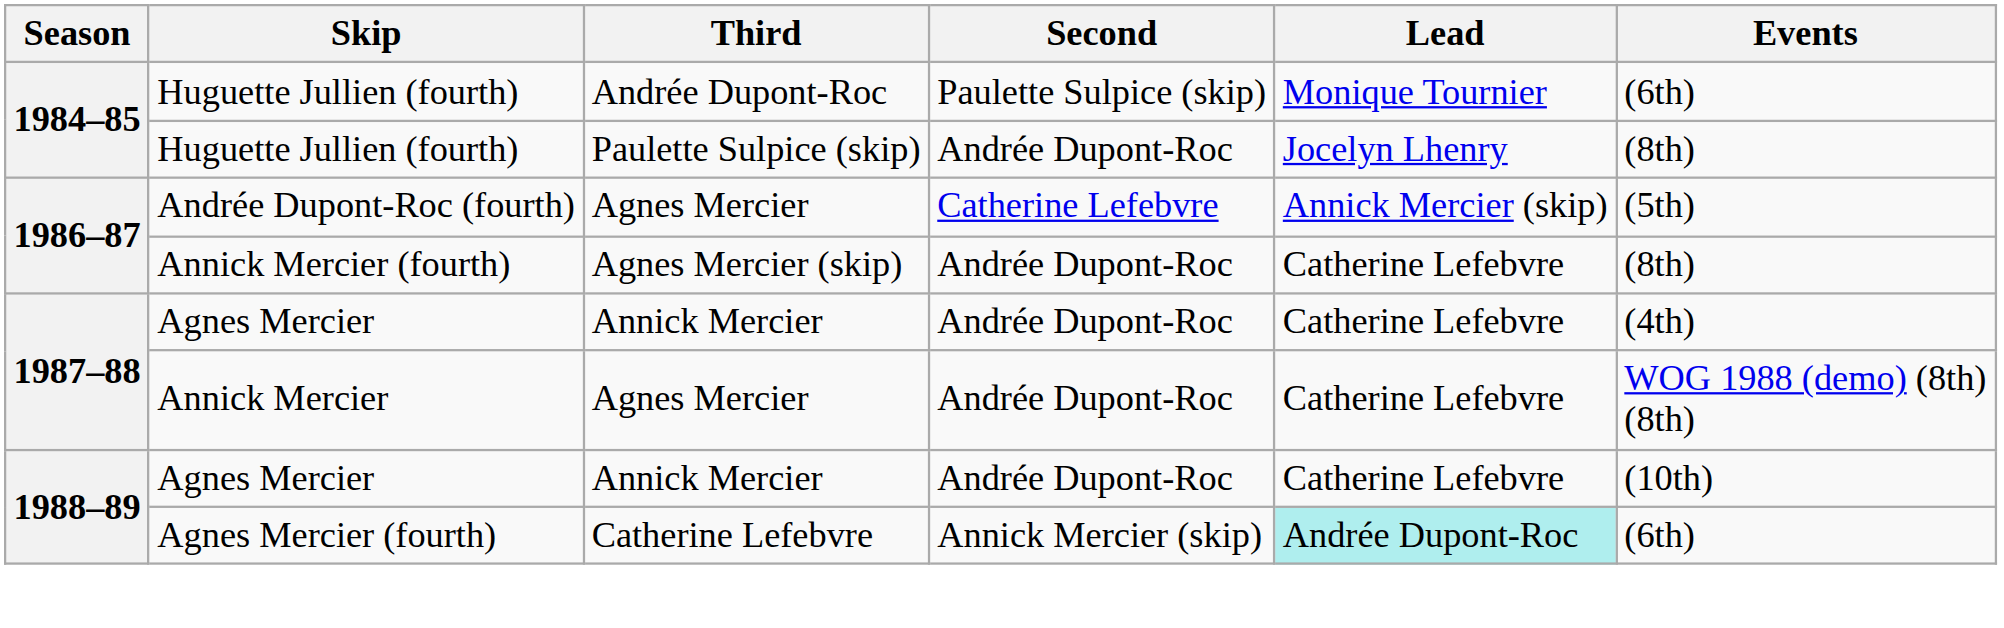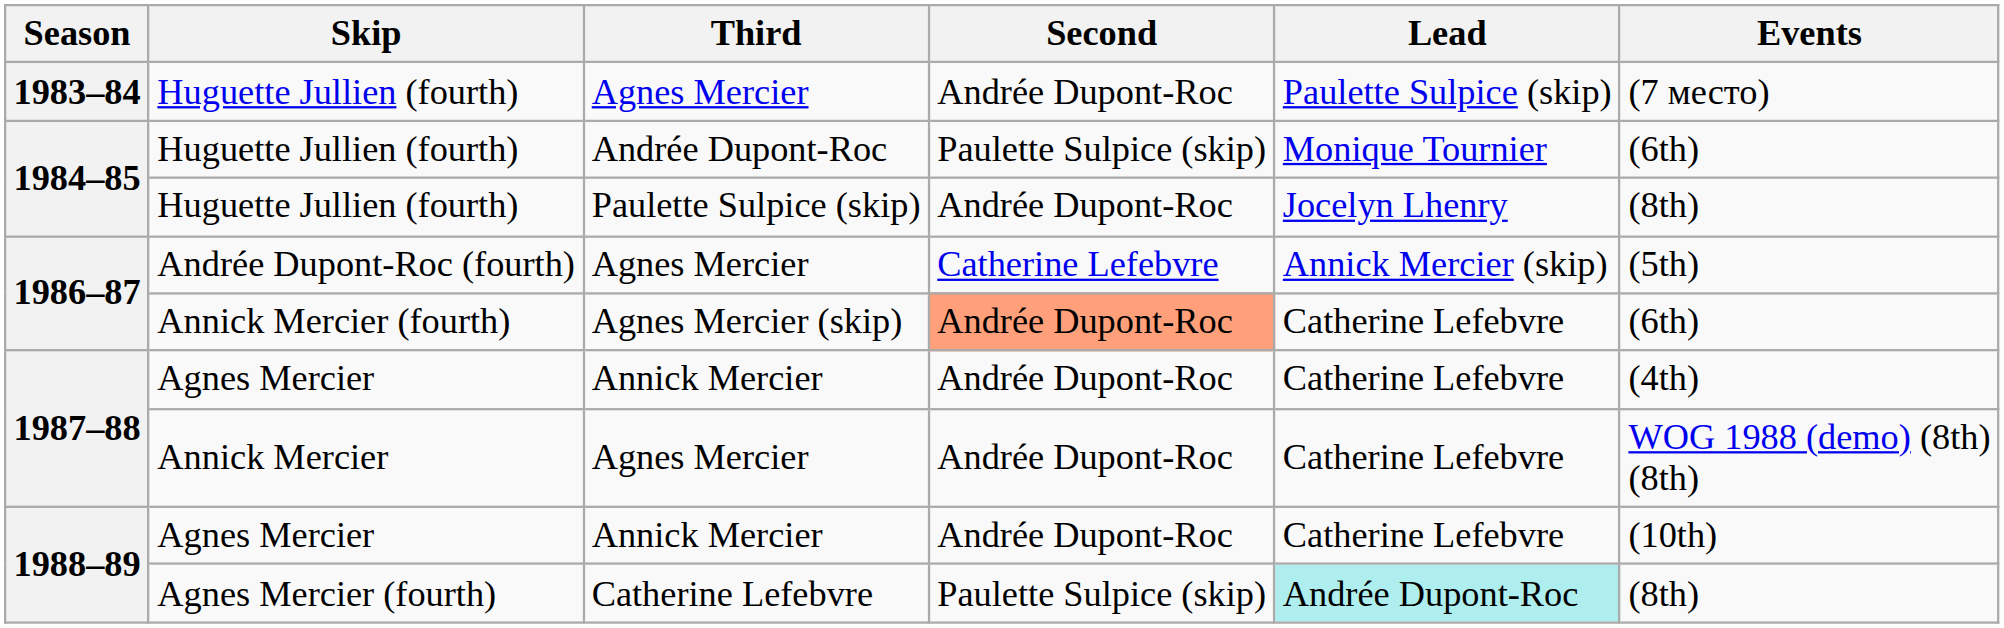+ row: (338, 90)
(1085, 263) no background -> (1085, 321) lightsalmon background
(1660, 263) (8th) -> (1664, 321) (6th)
(1100, 534) Annick Mercier (skip) -> (1102, 592) Paulette Sulpice (skip)
(1660, 534) (6th) -> (1664, 592) (8th)
